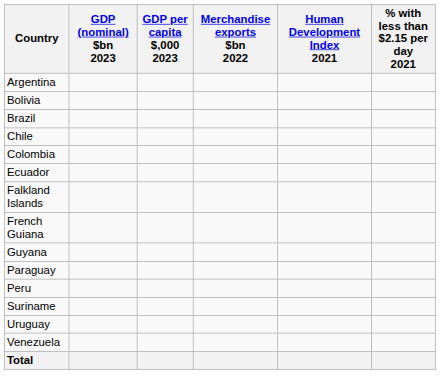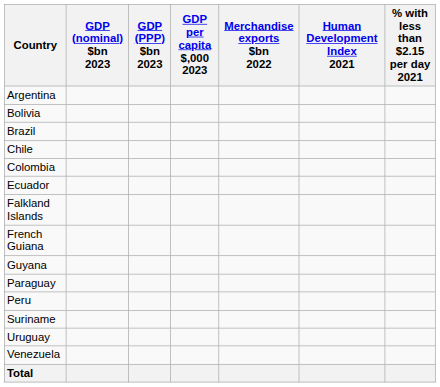+ column: (150, 45)
